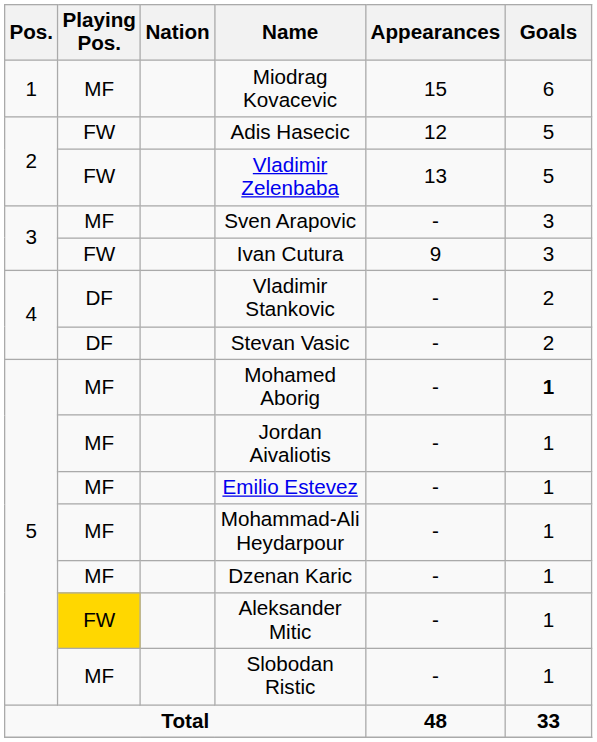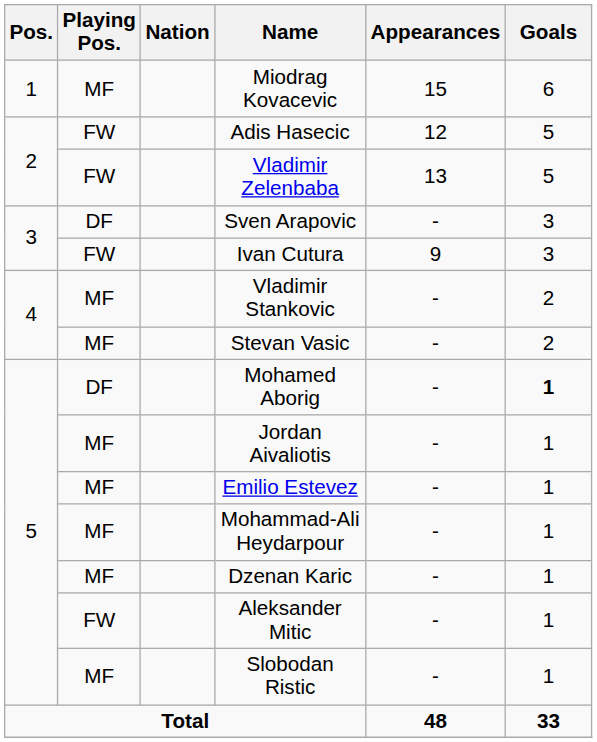(99, 221) MF -> (99, 221) DF
(99, 298) DF -> (99, 298) MF
(99, 342) DF -> (99, 342) MF
(99, 387) MF -> (99, 387) DF
(99, 620) gold background -> (99, 620) no background
